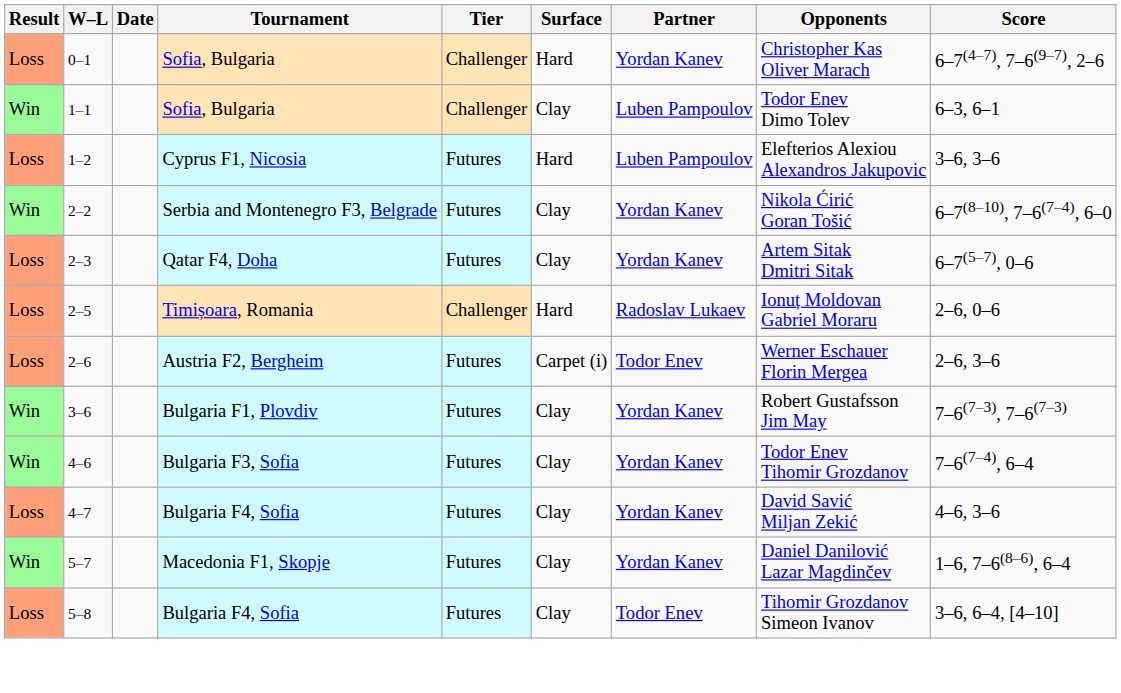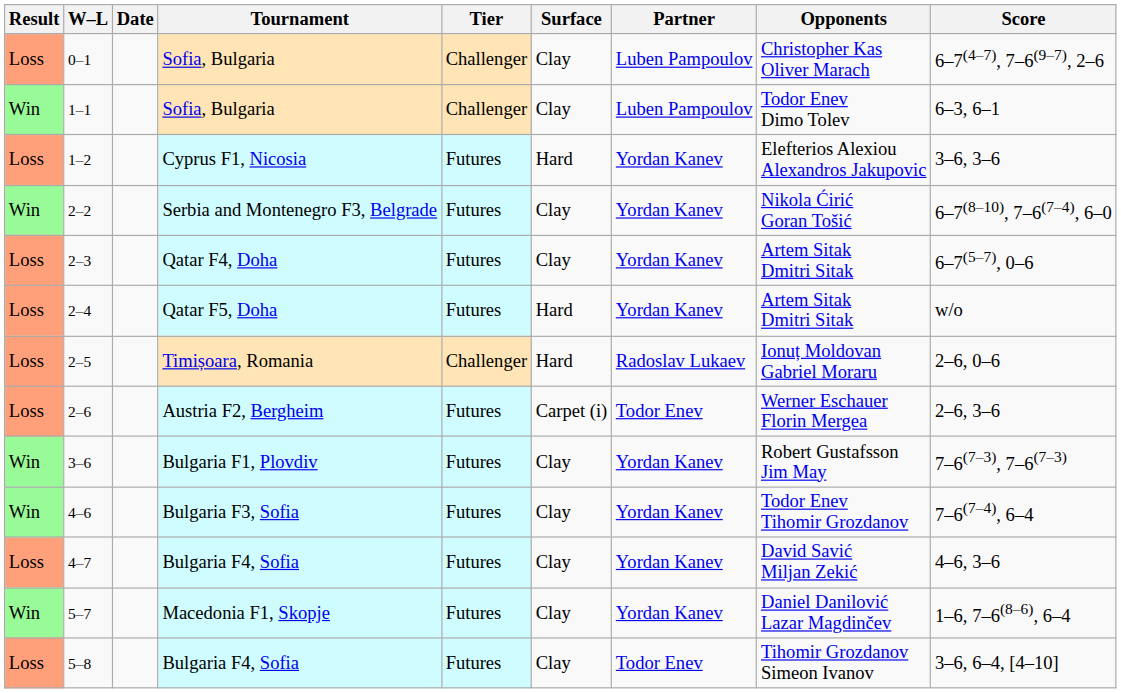(554, 59) Hard -> (553, 59) Clay
(669, 59) Yordan Kanev -> (684, 59) Luben Pampoulov
(684, 159) Luben Pampoulov -> (669, 159) Yordan Kanev
+ row: (80, 311)
